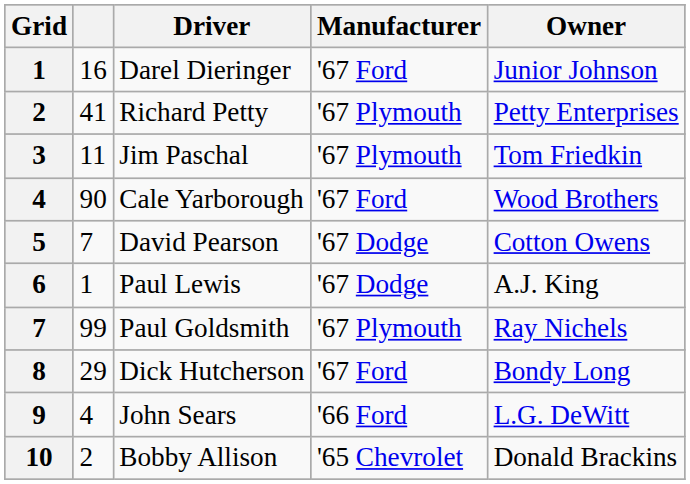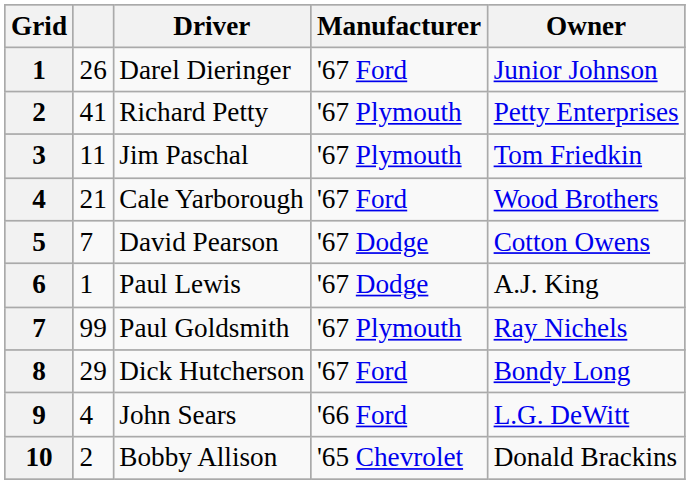(93, 69) 16 -> (93, 69) 26
(93, 198) 90 -> (93, 198) 21
